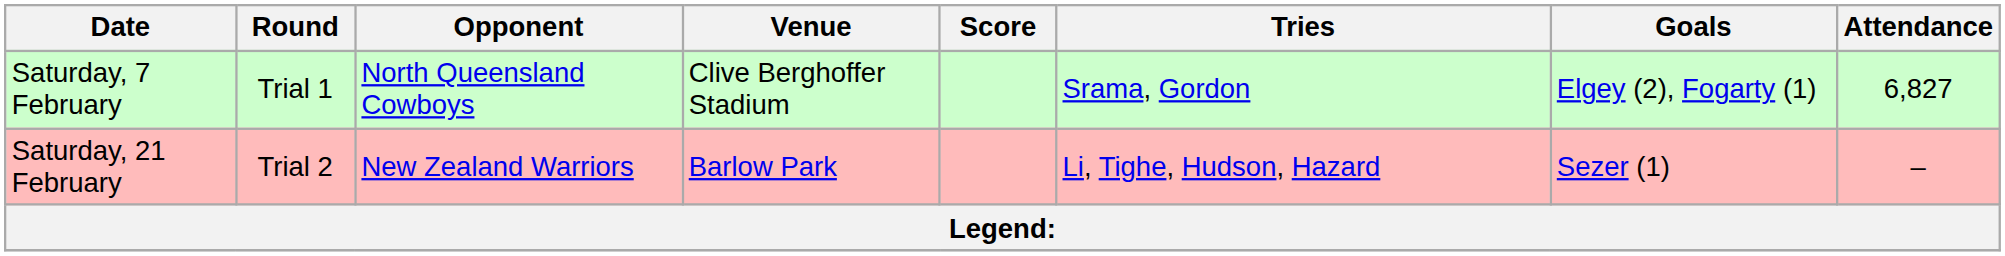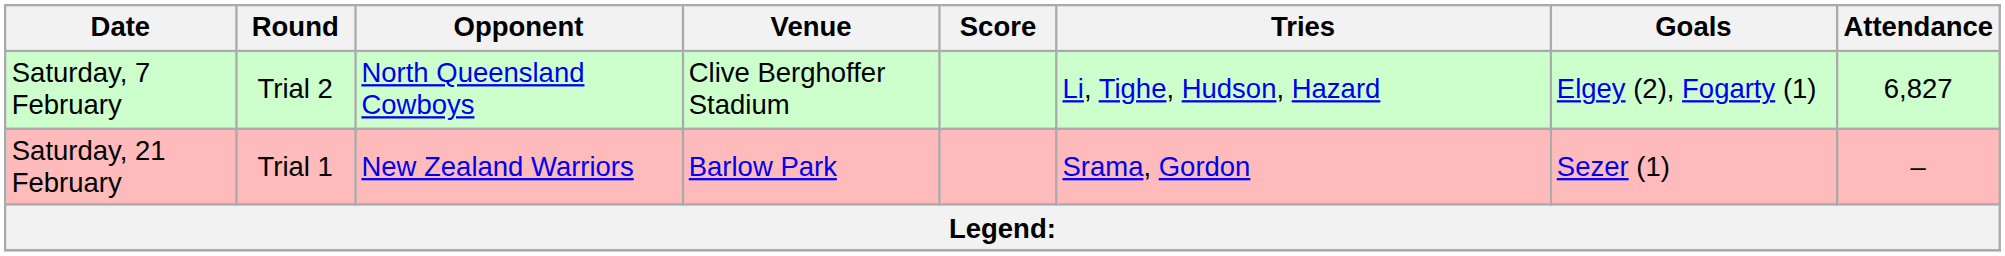(295, 89) Trial 1 -> (295, 89) Trial 2
(1156, 89) Srama, Gordon -> (1221, 89) Li, Tighe, Hudson, Hazard
(295, 166) Trial 2 -> (295, 166) Trial 1
(1221, 166) Li, Tighe, Hudson, Hazard -> (1156, 166) Srama, Gordon
